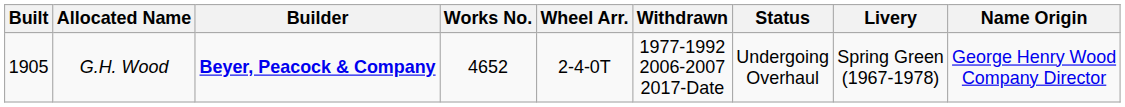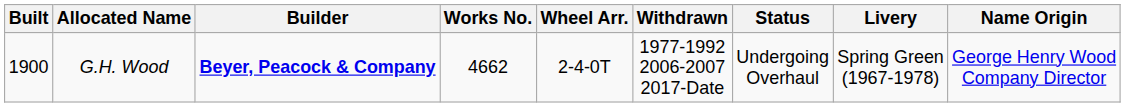(29, 67) 1905 -> (29, 67) 1900
(488, 67) 4652 -> (488, 67) 4662
